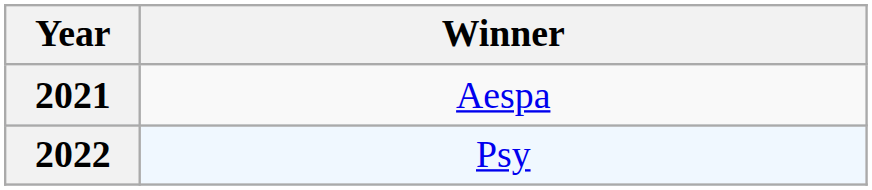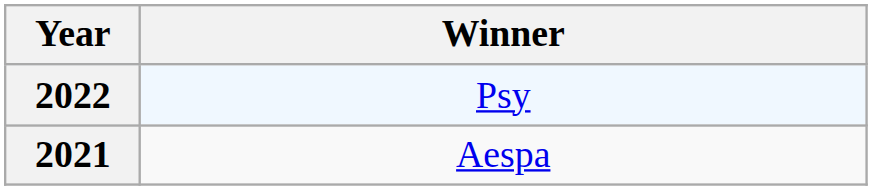rows swapped: (73, 154) <-> (73, 94)
